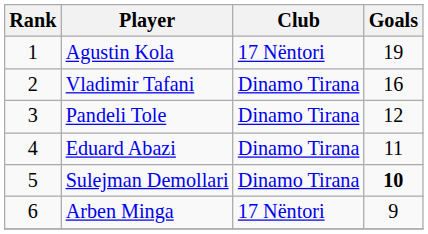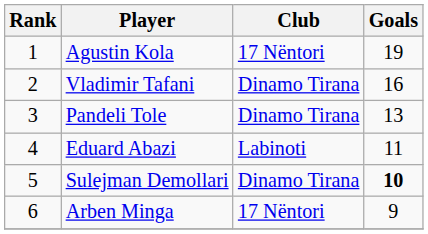(393, 116) 12 -> (393, 116) 13
(299, 148) Dinamo Tirana -> (272, 148) Labinoti
